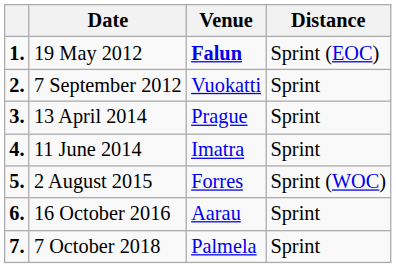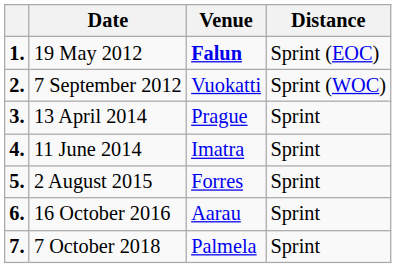(295, 85) Sprint -> (328, 85) Sprint (WOC)
(328, 181) Sprint (WOC) -> (295, 181) Sprint
